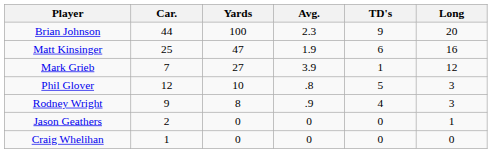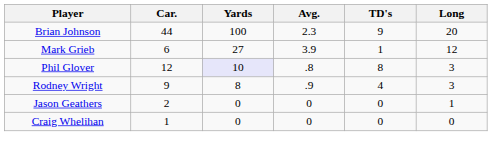- row: (68, 49)
(167, 67) 7 -> (167, 49) 6
(238, 85) no background -> (238, 67) lavender background
(380, 85) 5 -> (380, 67) 8
